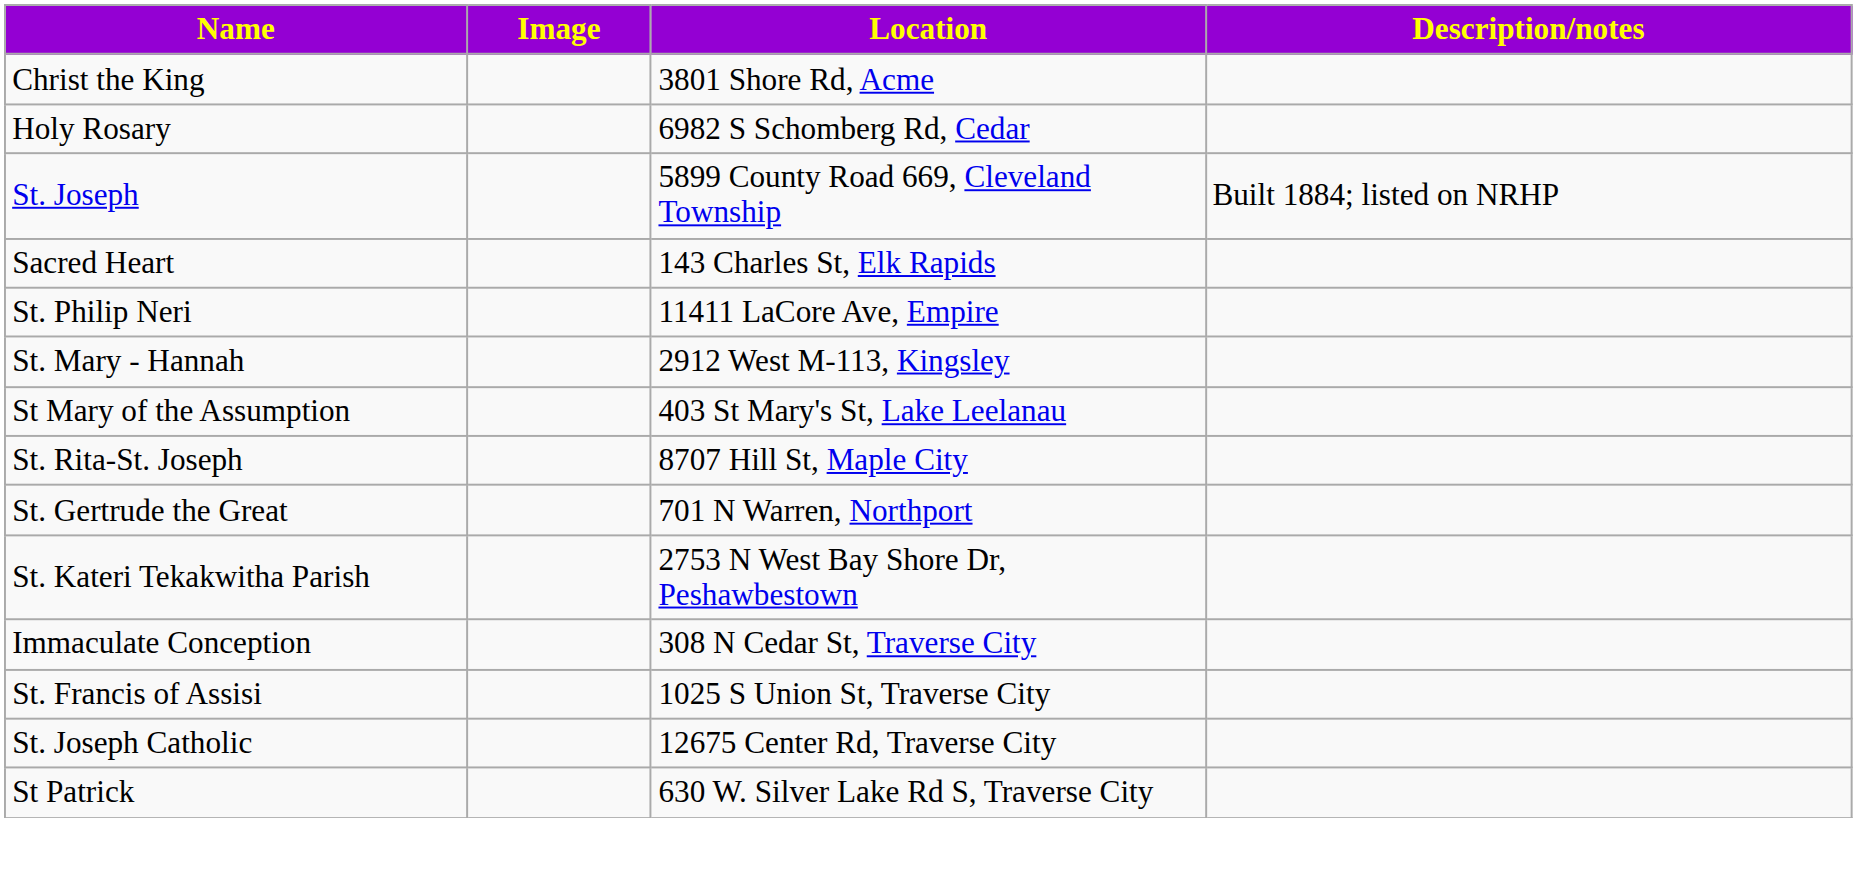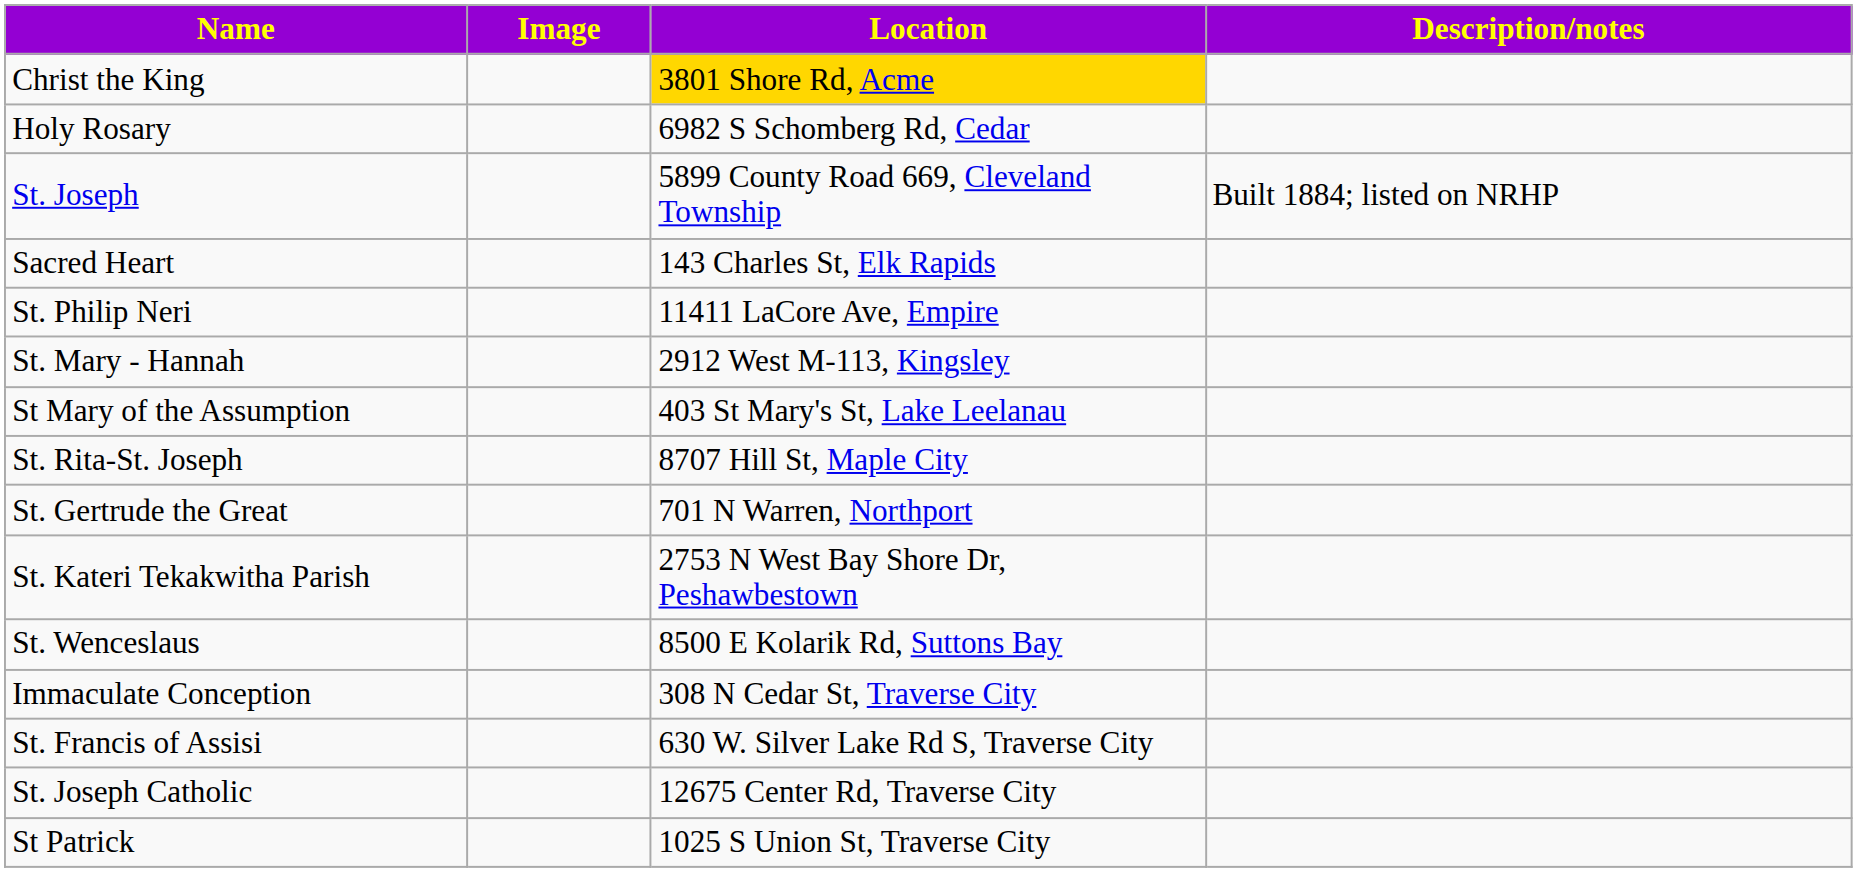(796, 78) no background -> (796, 78) gold background
+ row: (106, 643)
(854, 693) 1025 S Union St, Traverse City -> (906, 742) 630 W. Silver Lake Rd S, Traverse City
(906, 792) 630 W. Silver Lake Rd S, Traverse City -> (854, 841) 1025 S Union St, Traverse City
